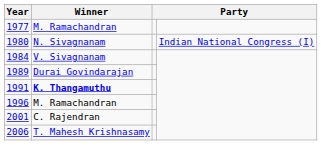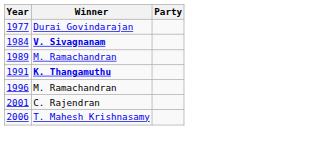(75, 27) M. Ramachandran -> (83, 27) Durai Govindarajan
- row: (18, 42)
(69, 57) normal -> (69, 42) bold
(83, 72) Durai Govindarajan -> (75, 57) M. Ramachandran
